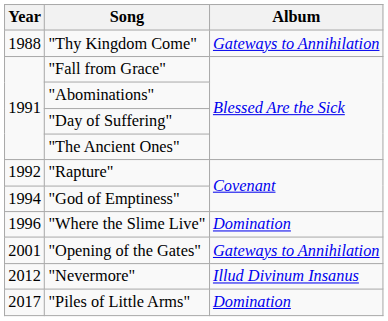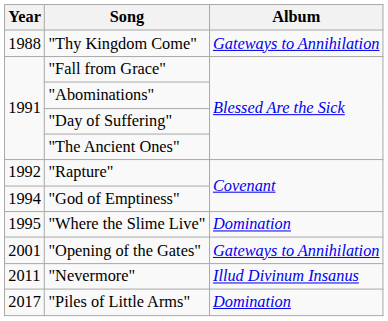(25, 224) 1996 -> (25, 224) 1995
(25, 276) 2012 -> (24, 276) 2011
